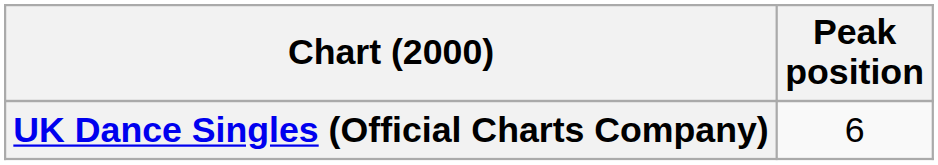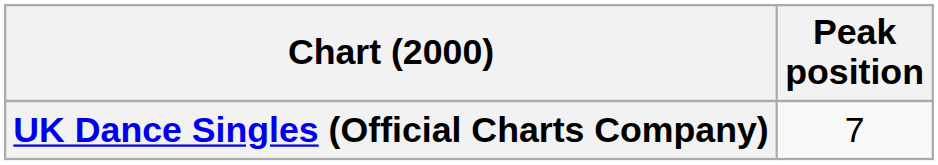(855, 129) 6 -> (855, 129) 7
